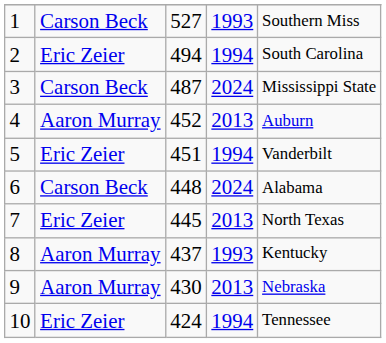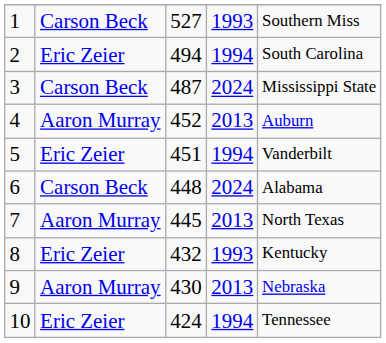(82, 220) Eric Zeier -> (100, 220) Aaron Murray
(100, 253) Aaron Murray -> (82, 253) Eric Zeier
(186, 253) 437 -> (186, 253) 432
